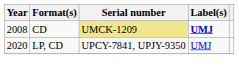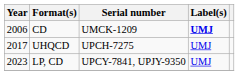(17, 29) 2008 -> (17, 29) 2006
(109, 29) khaki background -> (109, 29) no background
+ row: (51, 45)
(17, 45) 2020 -> (17, 62) 2023
